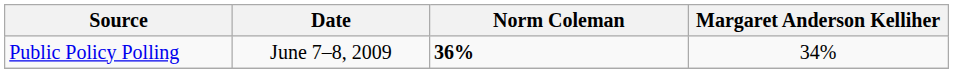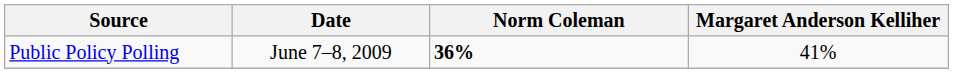(818, 52) 34% -> (818, 52) 41%
